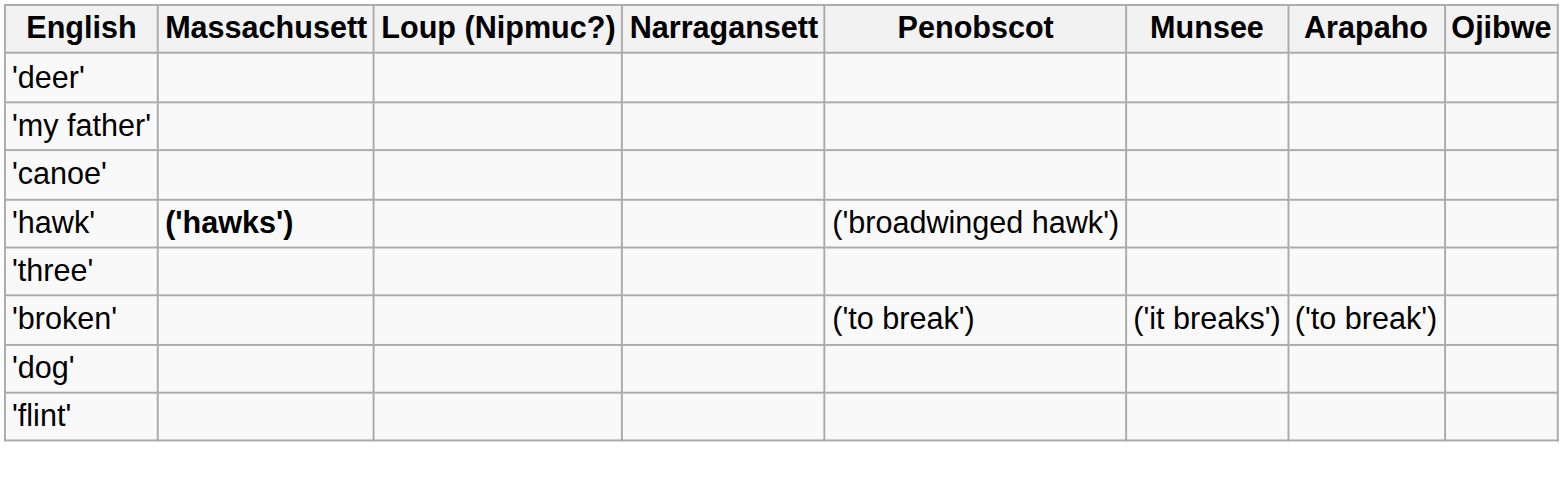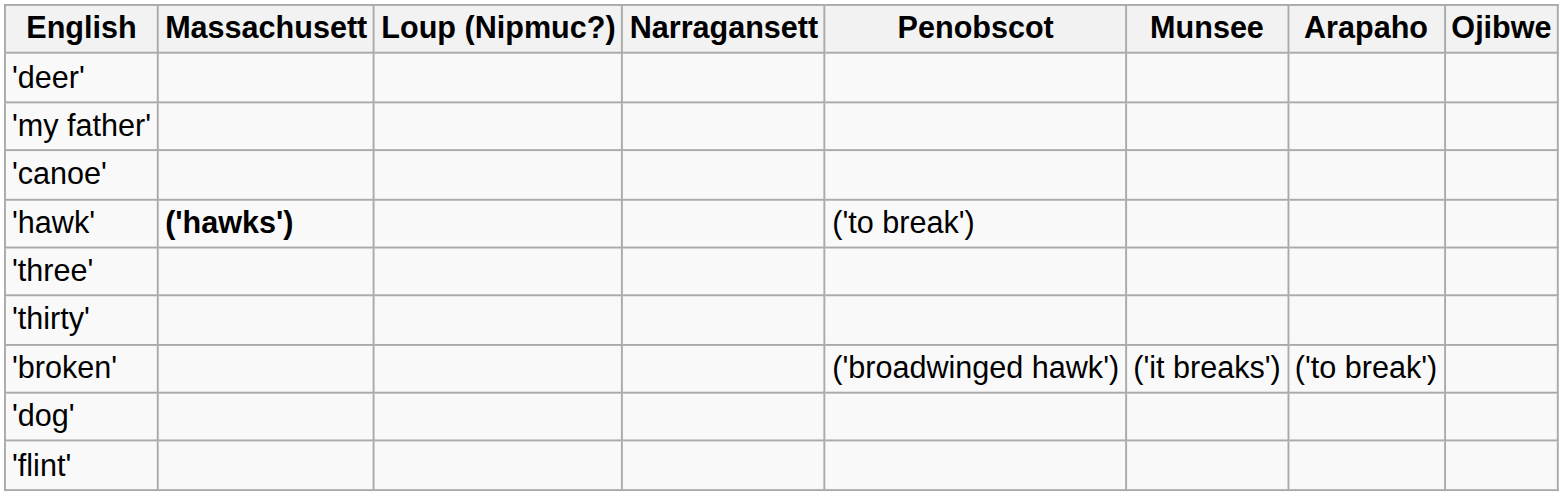(976, 222) ('broadwinged hawk') -> (904, 222) ('to break')
+ row: (51, 319)
(904, 319) ('to break') -> (976, 367) ('broadwinged hawk')
